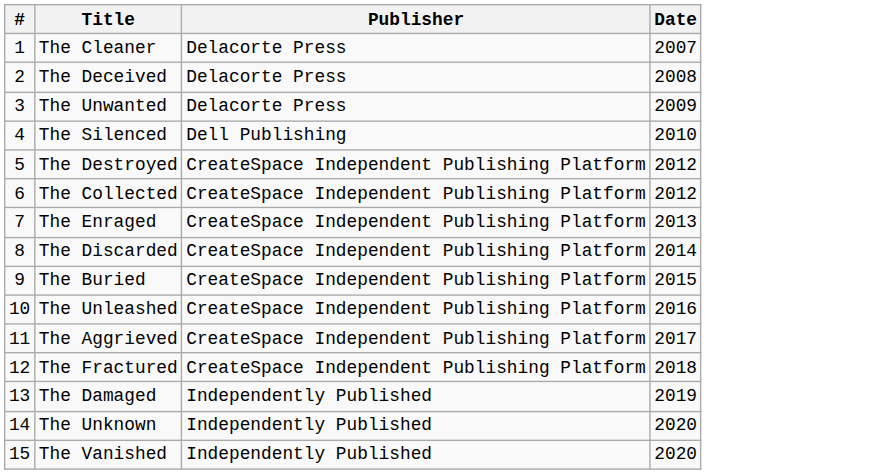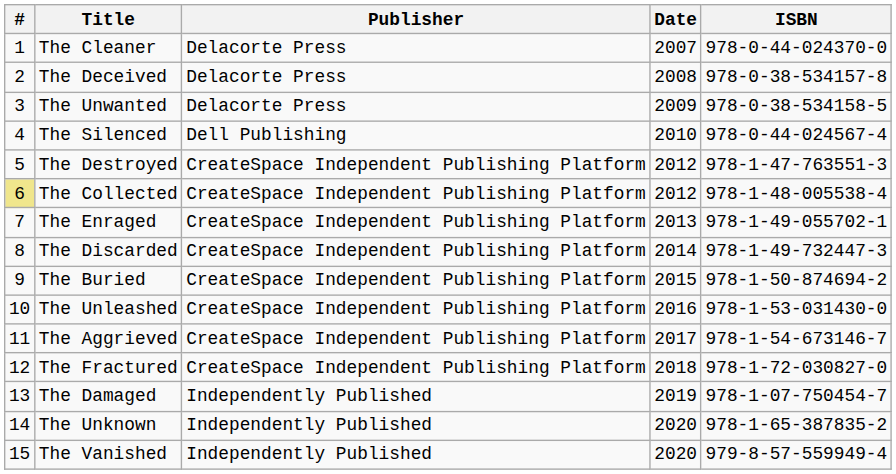+ column: (796, 19)
(20, 193) no background -> (20, 193) khaki background
